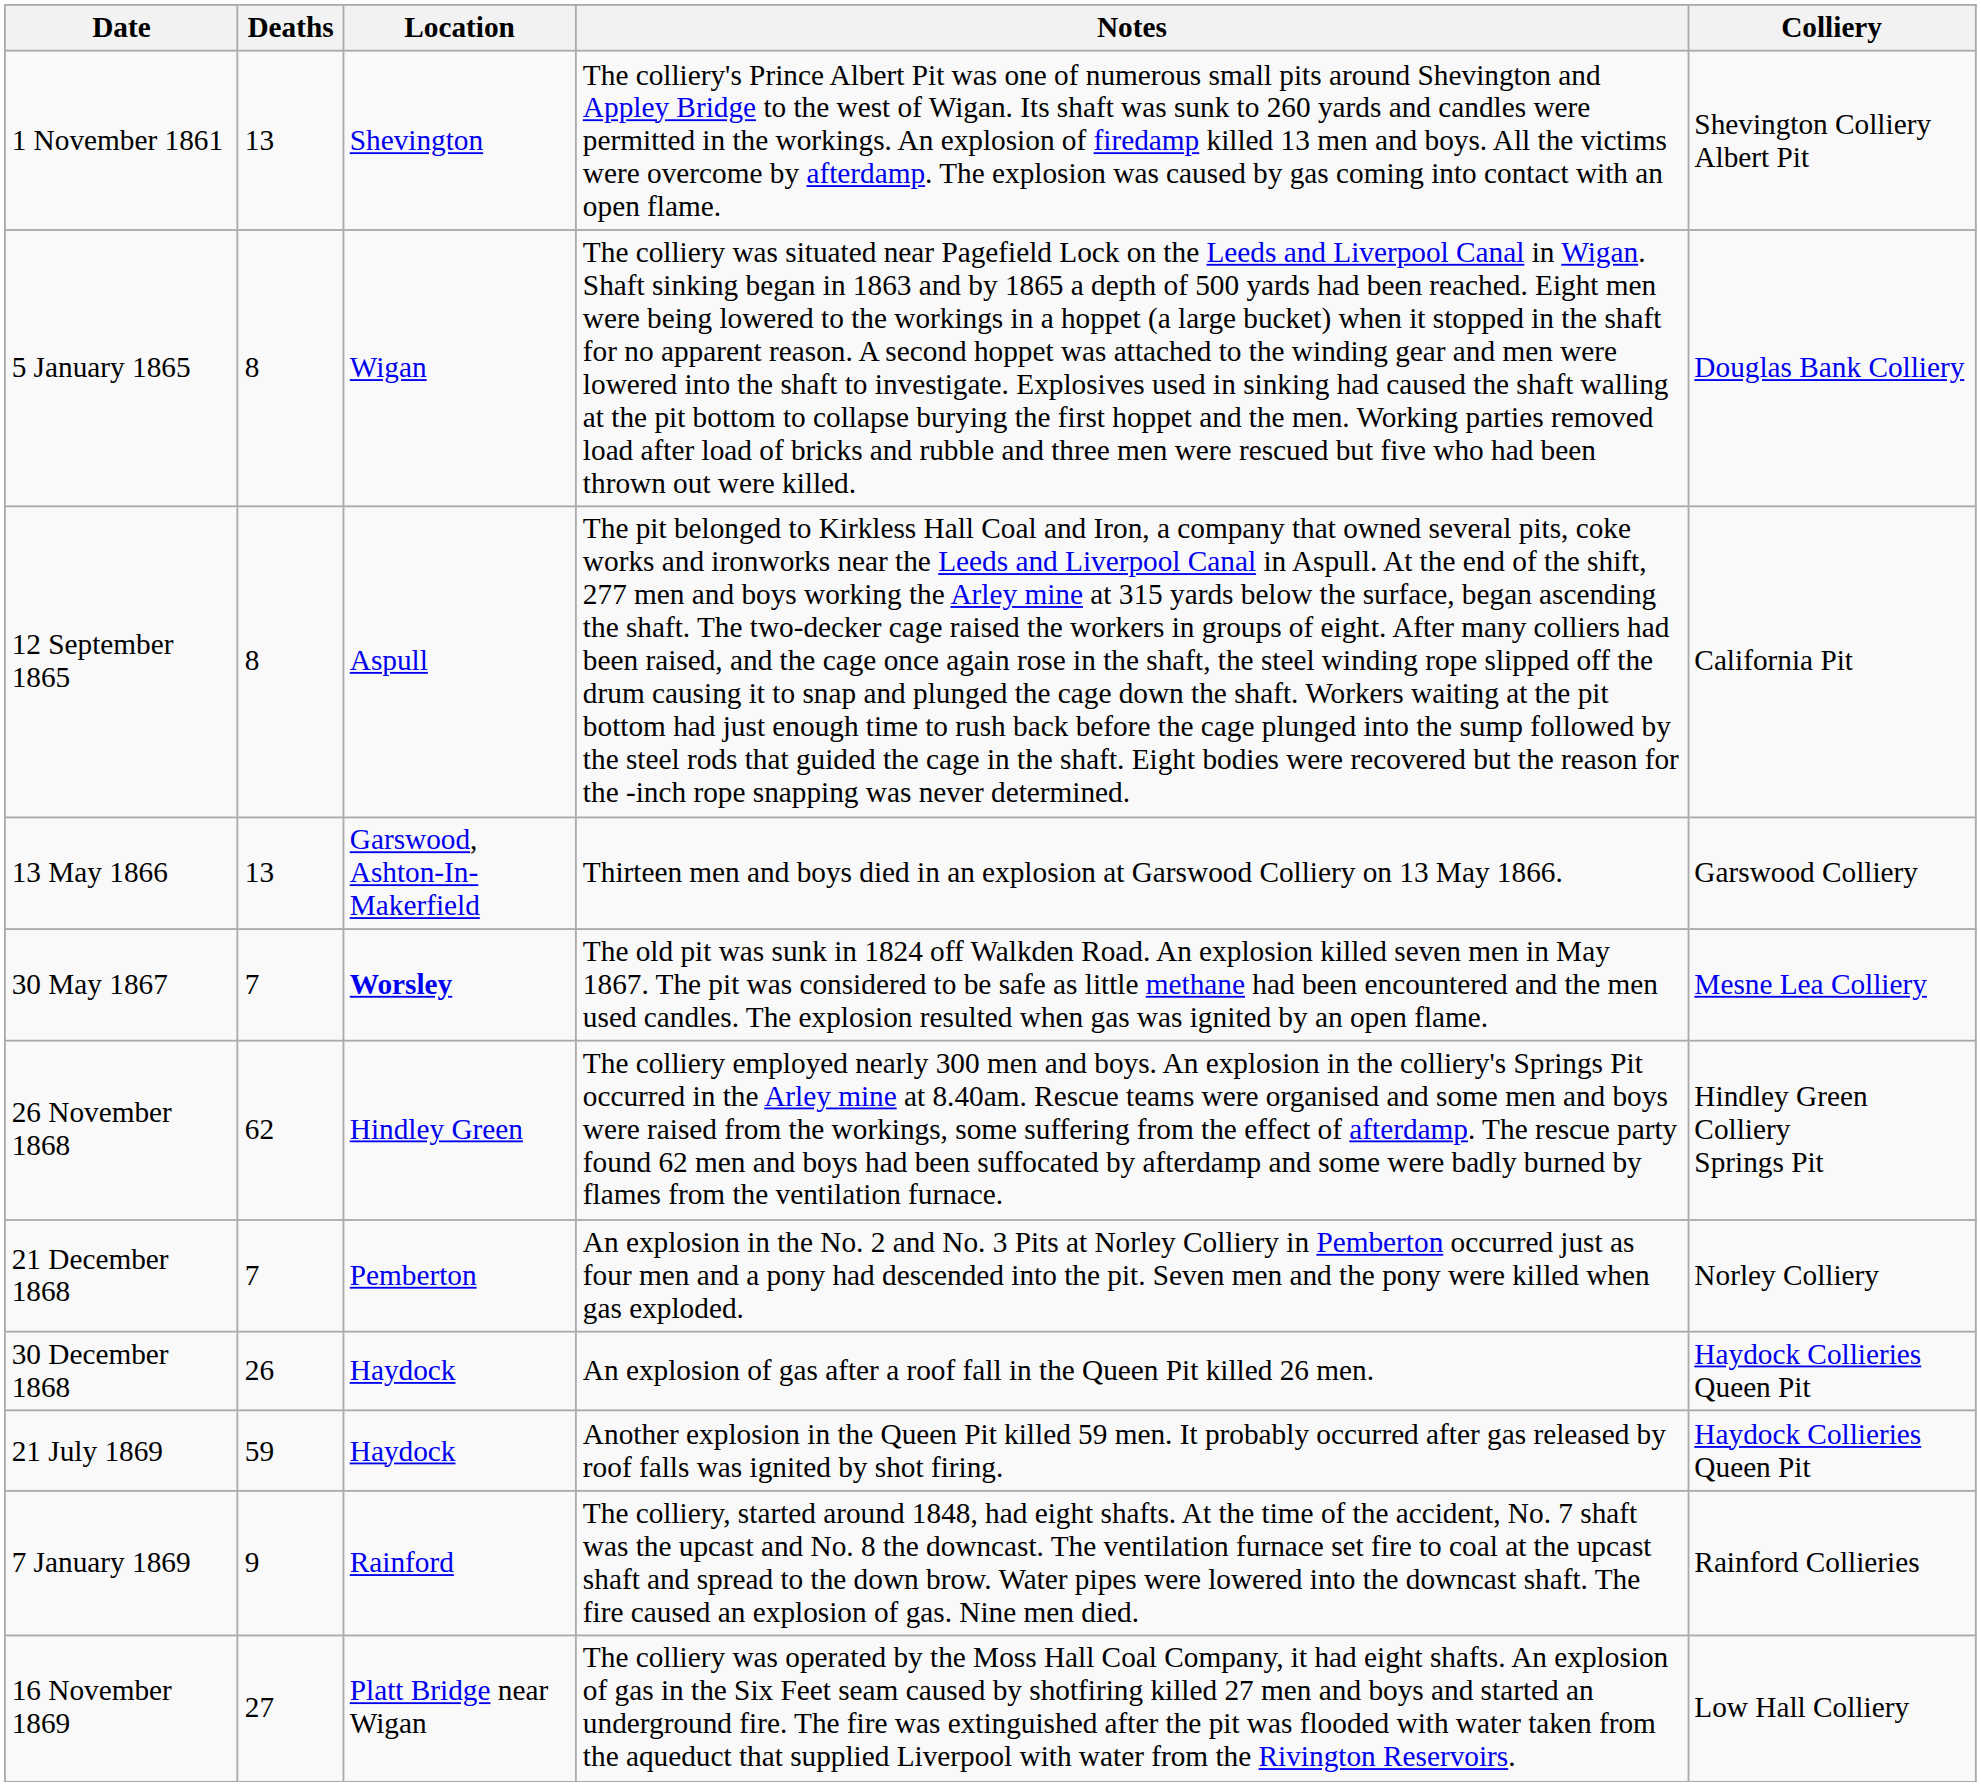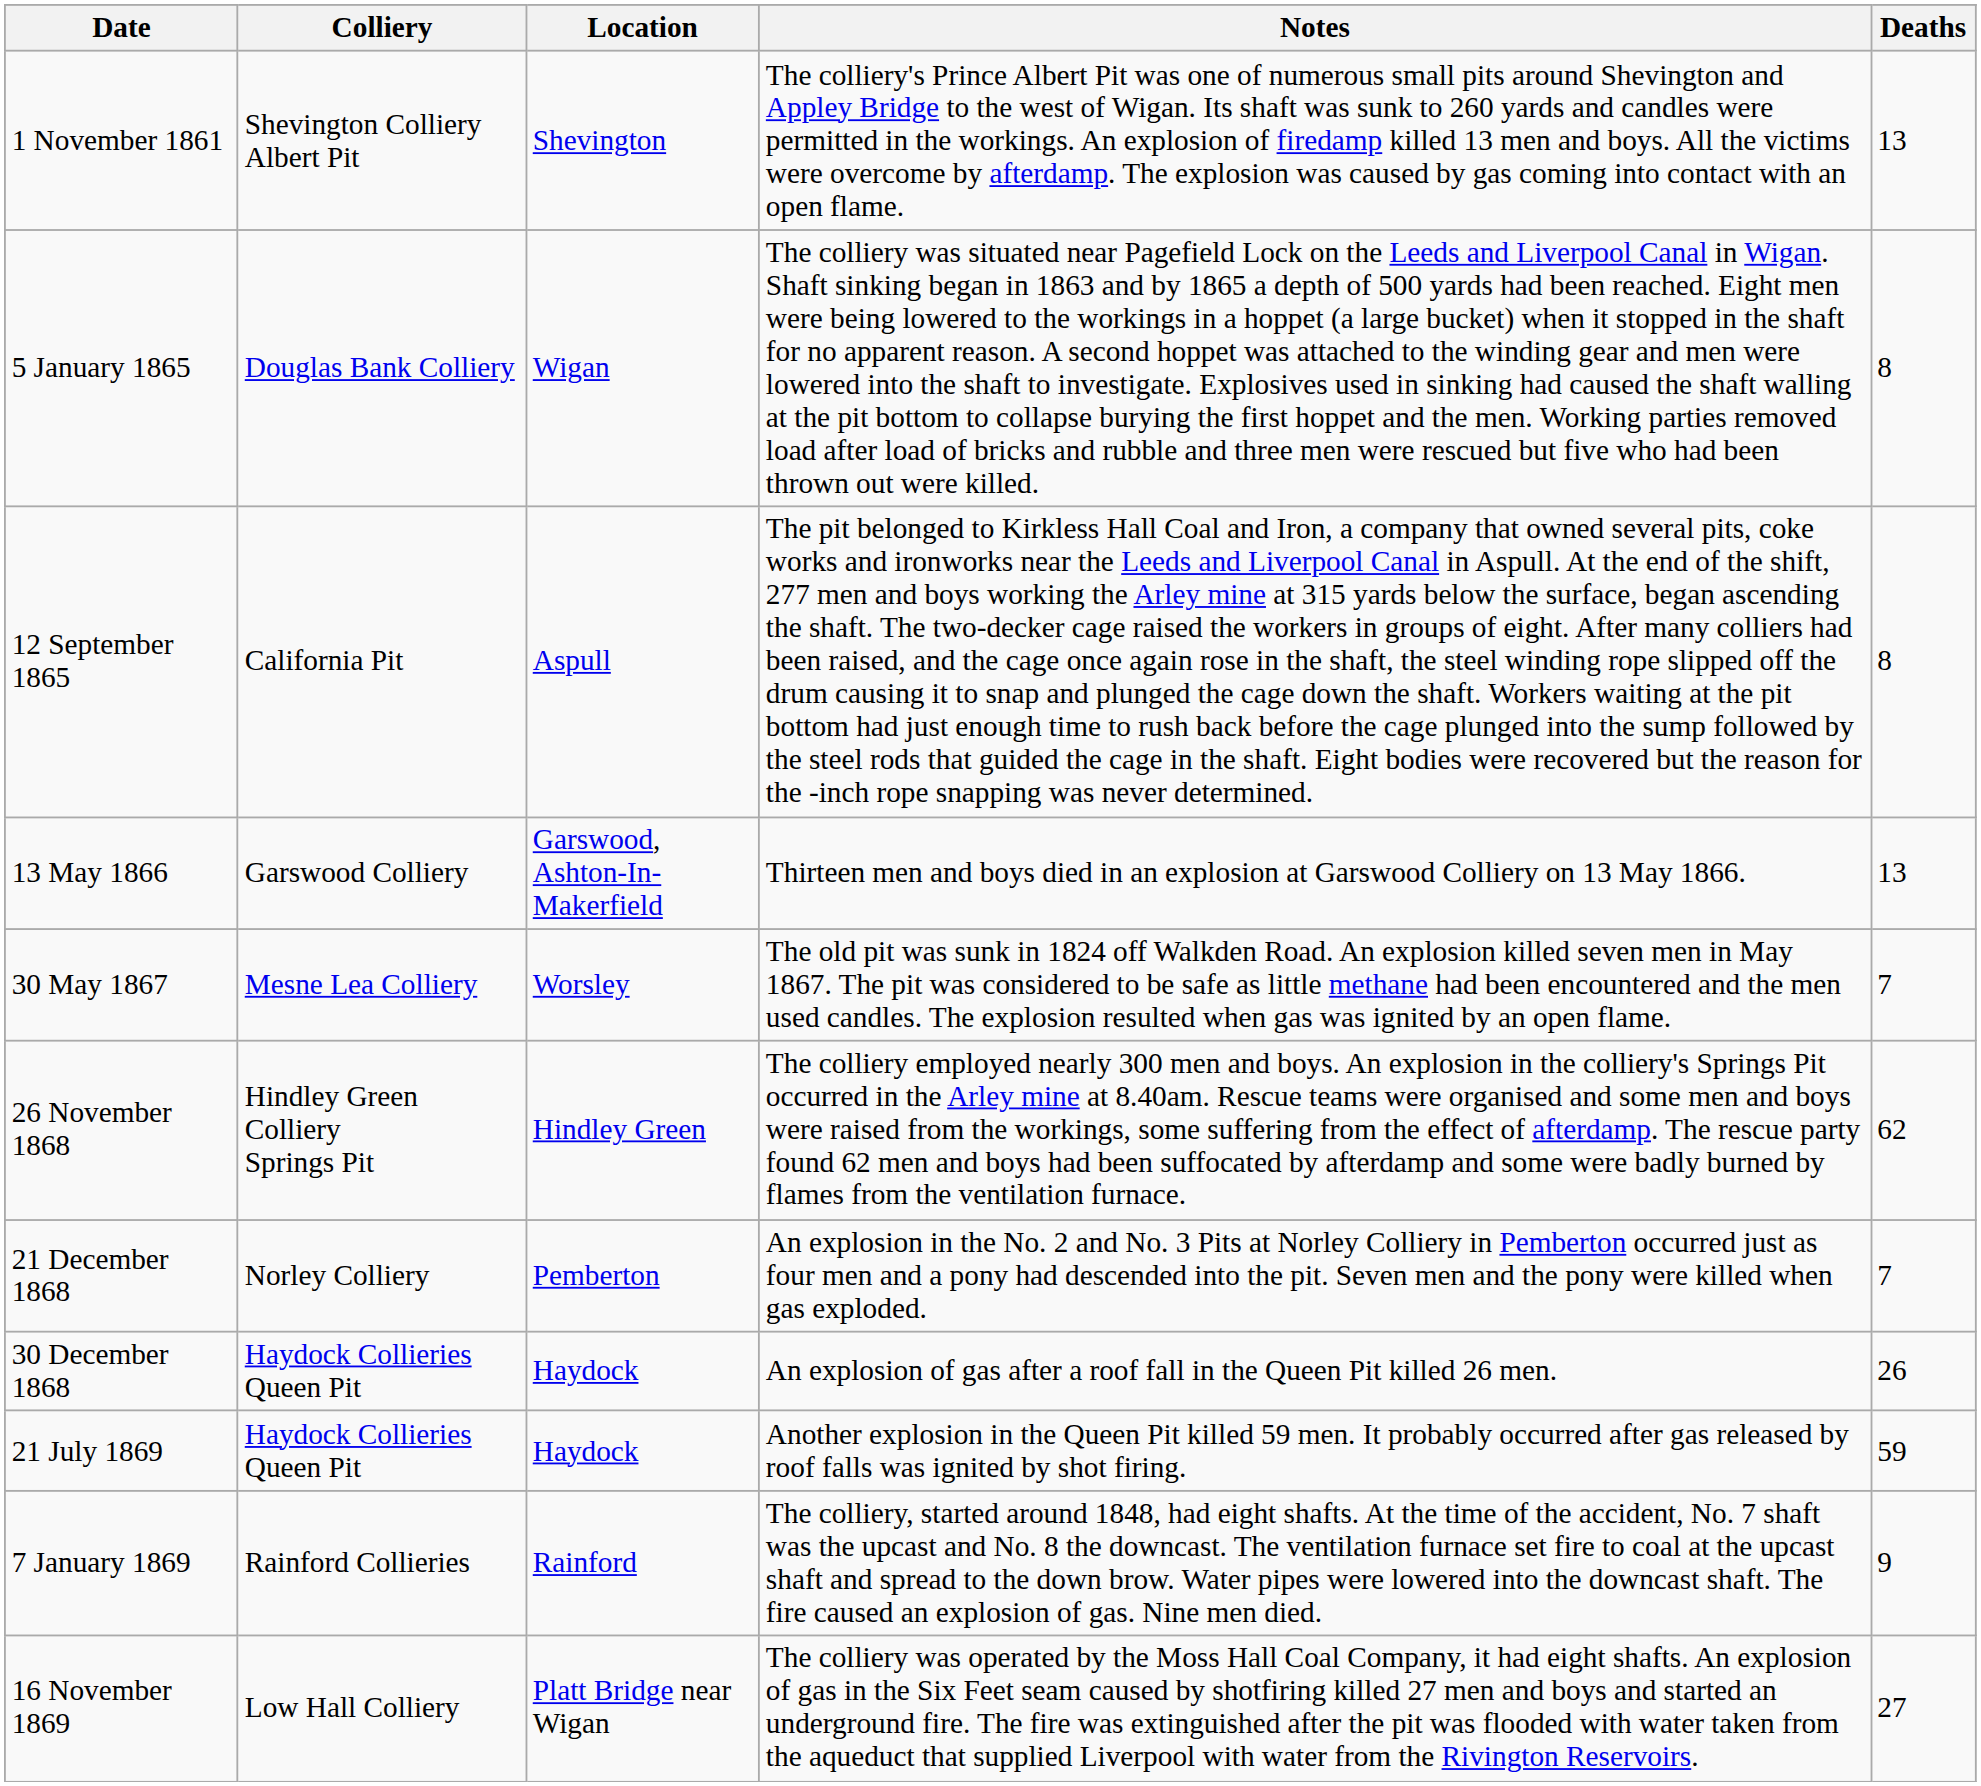columns swapped: (1832, 27) <-> (290, 27)
(401, 984) bold -> (581, 984) normal
